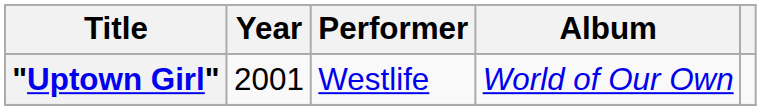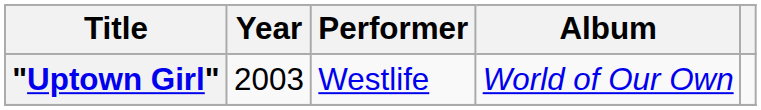(269, 79) 2001 -> (269, 79) 2003
